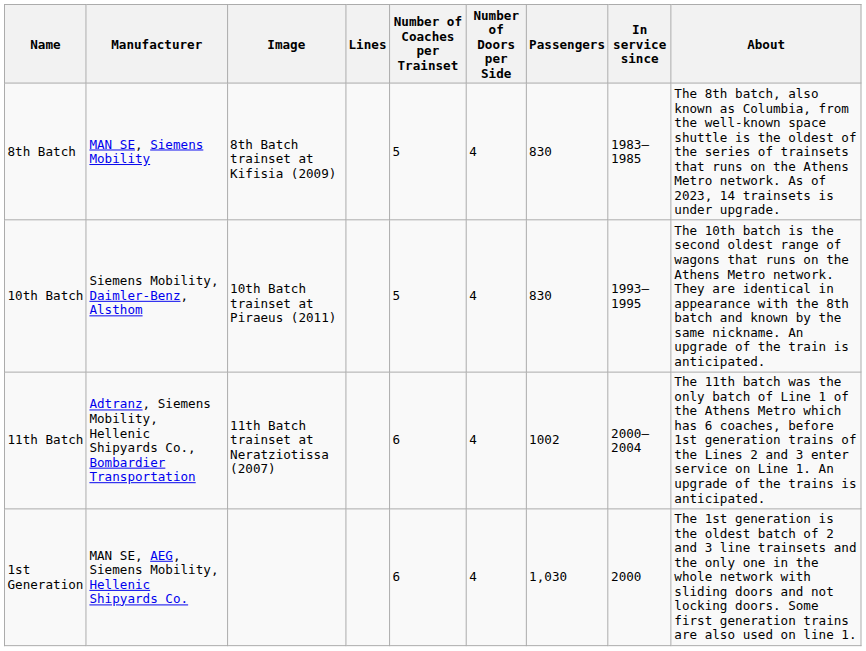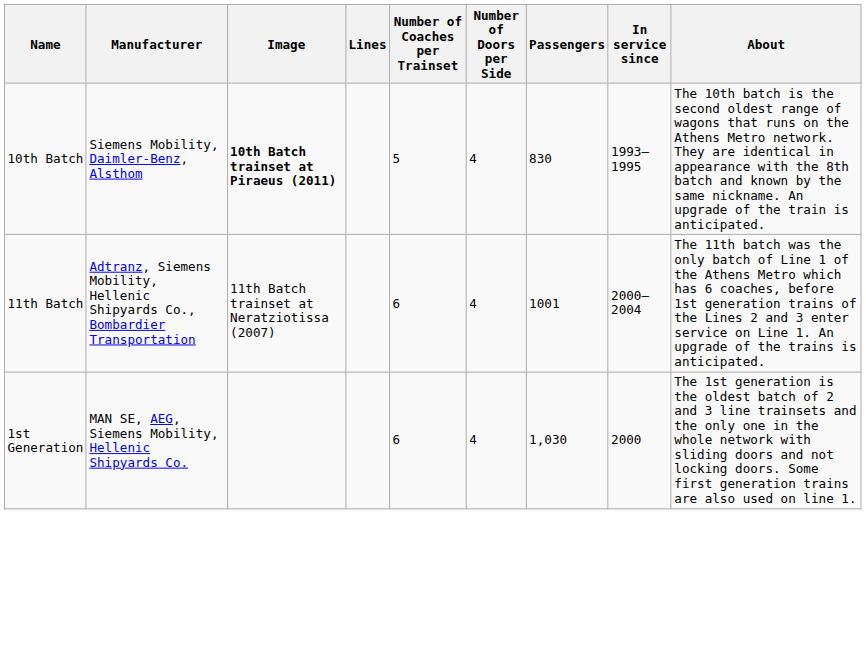- row: (42, 152)
(283, 303) normal -> (283, 166) bold
(544, 440) 1002 -> (544, 303) 1001
